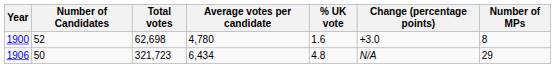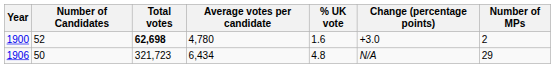(150, 39) normal -> (150, 39) bold
(485, 39) 8 -> (485, 39) 2
